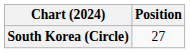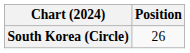(158, 36) 27 -> (158, 36) 26
